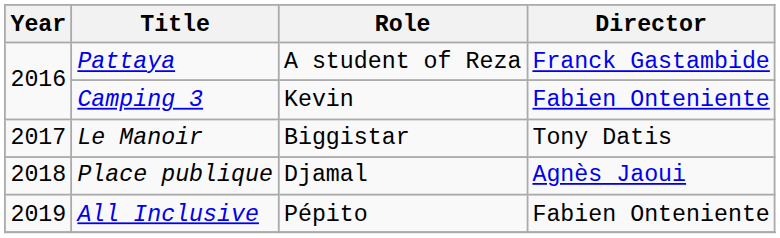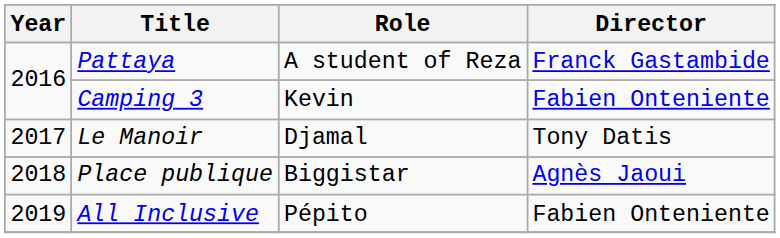(347, 138) Biggistar -> (326, 138) Djamal
(326, 176) Djamal -> (347, 176) Biggistar
